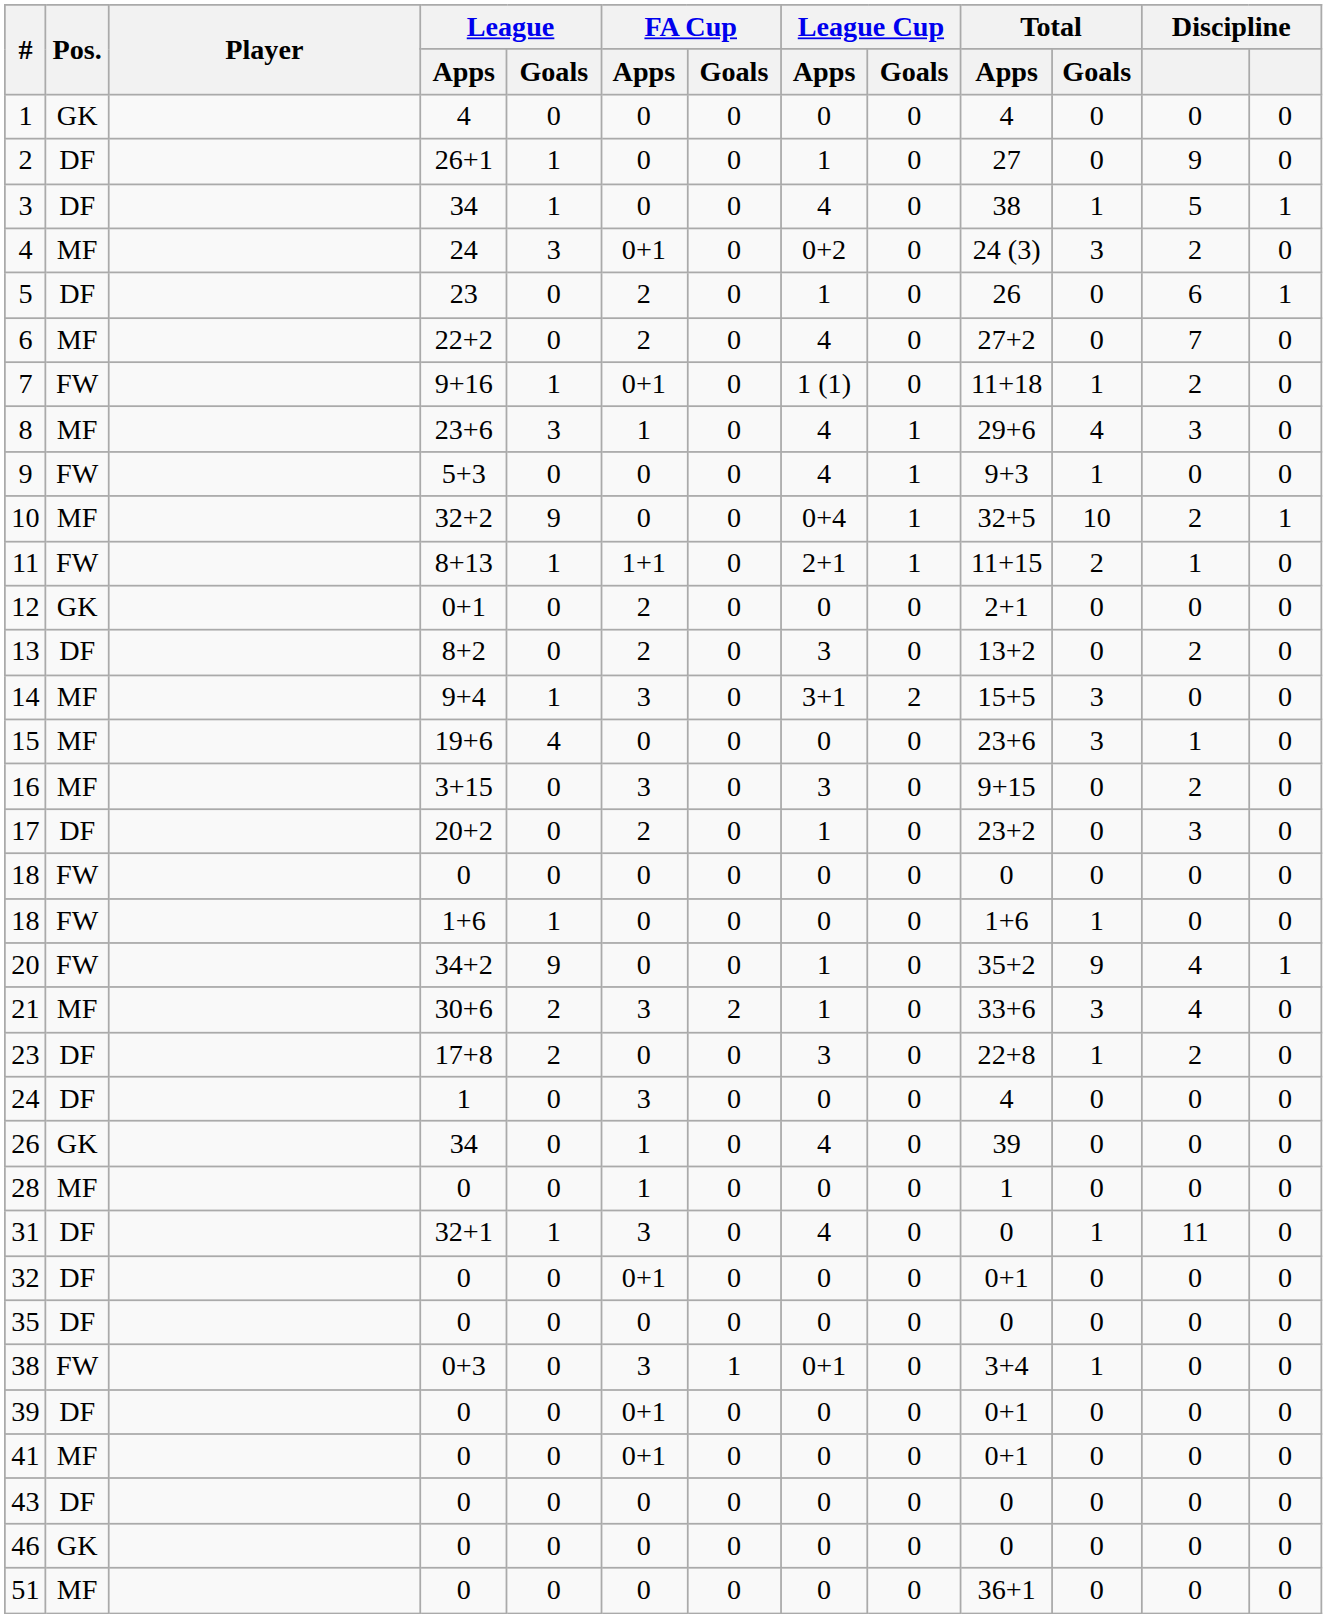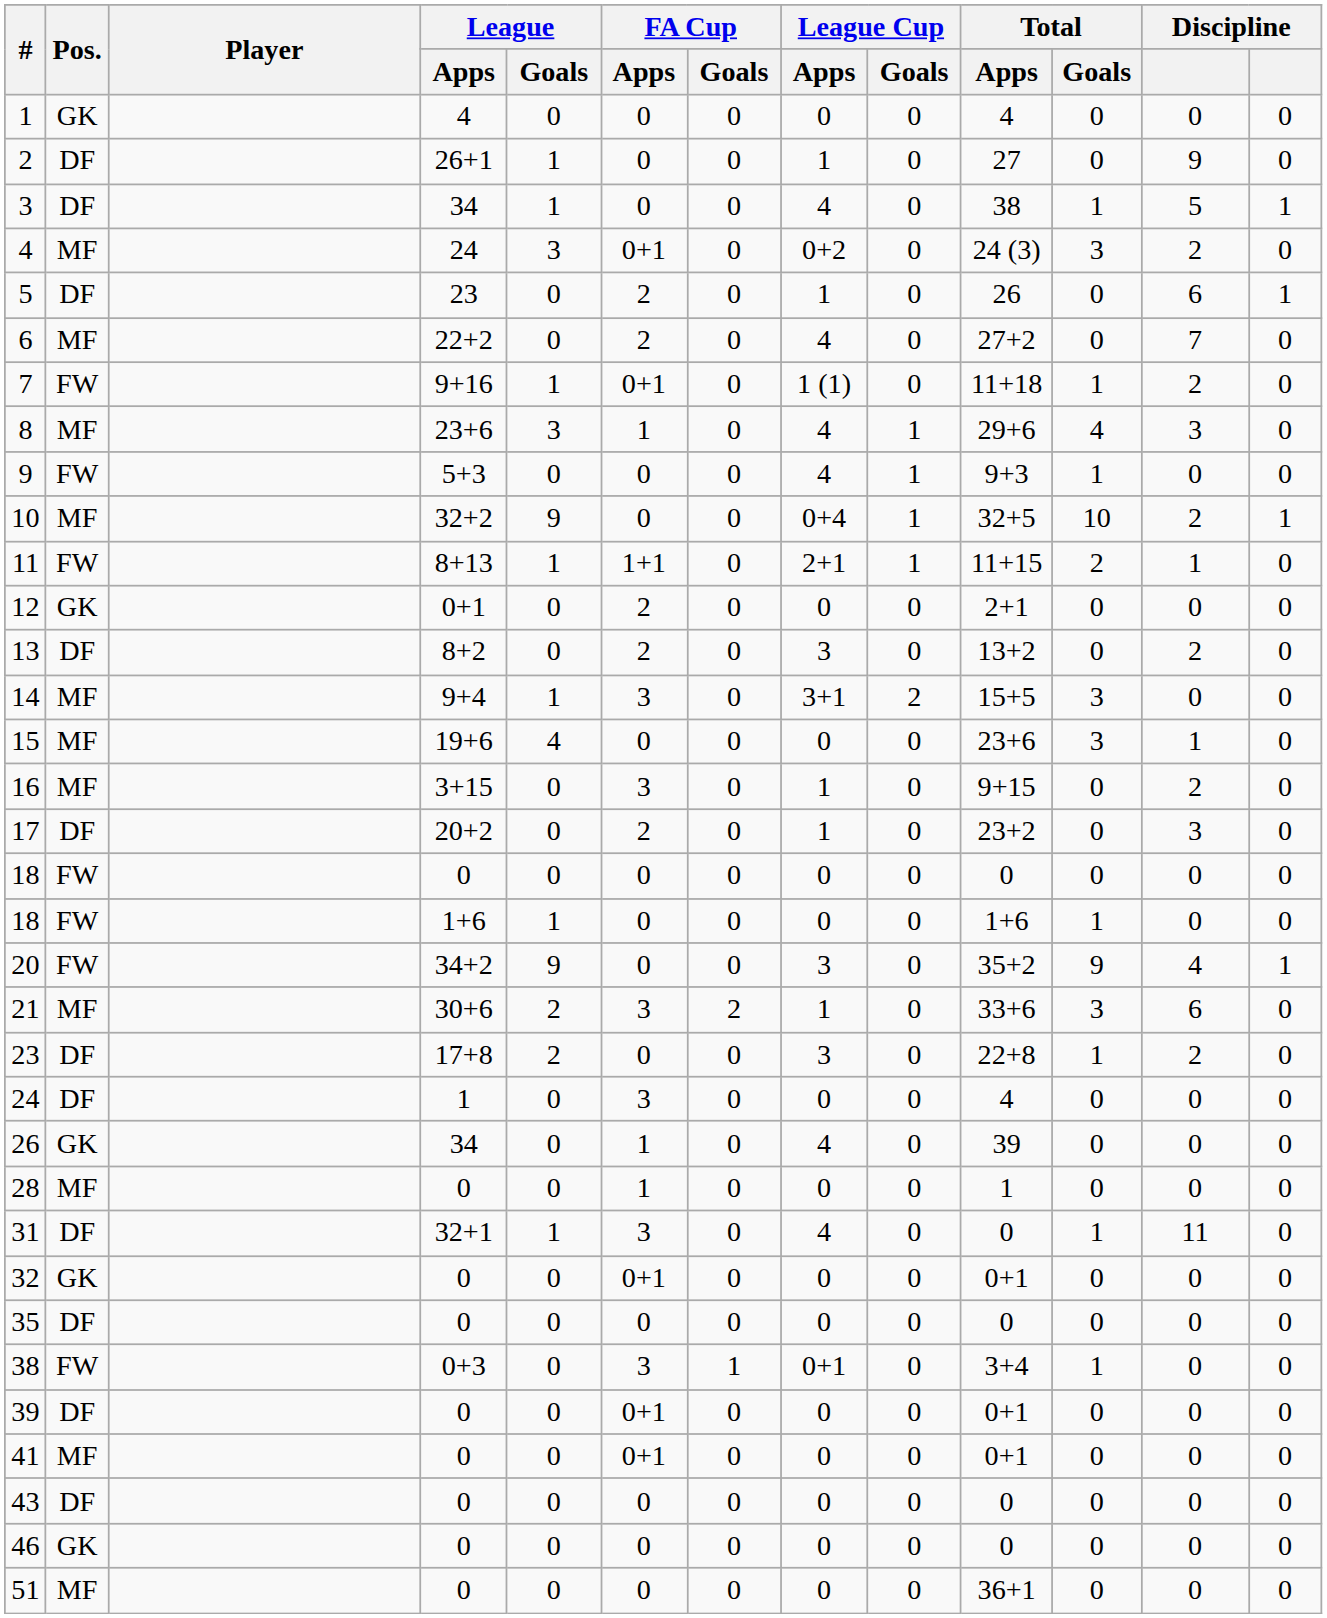(824, 786) 3 -> (824, 786) 1
(824, 964) 1 -> (824, 964) 3
(1195, 1009) 4 -> (1195, 1009) 6
(77, 1277) DF -> (77, 1277) GK
